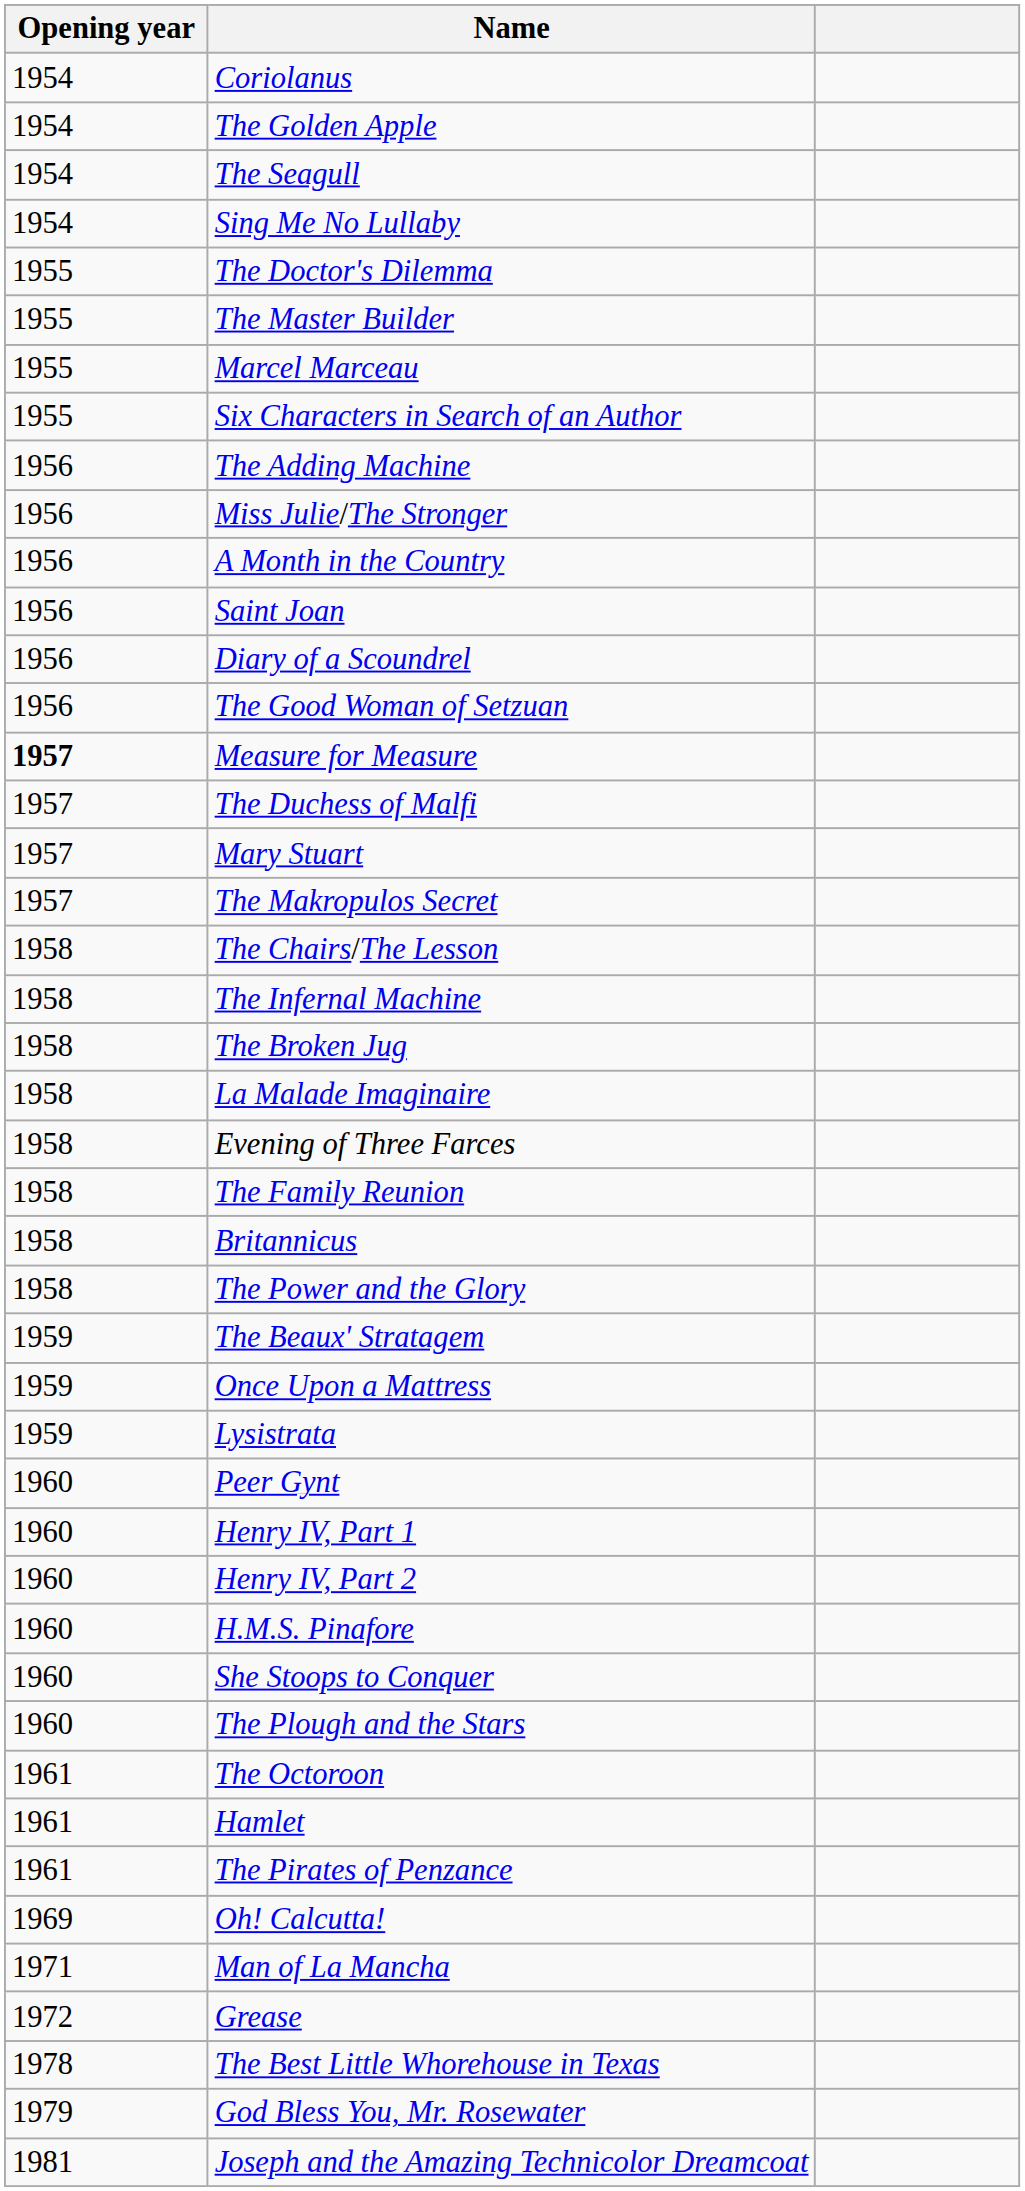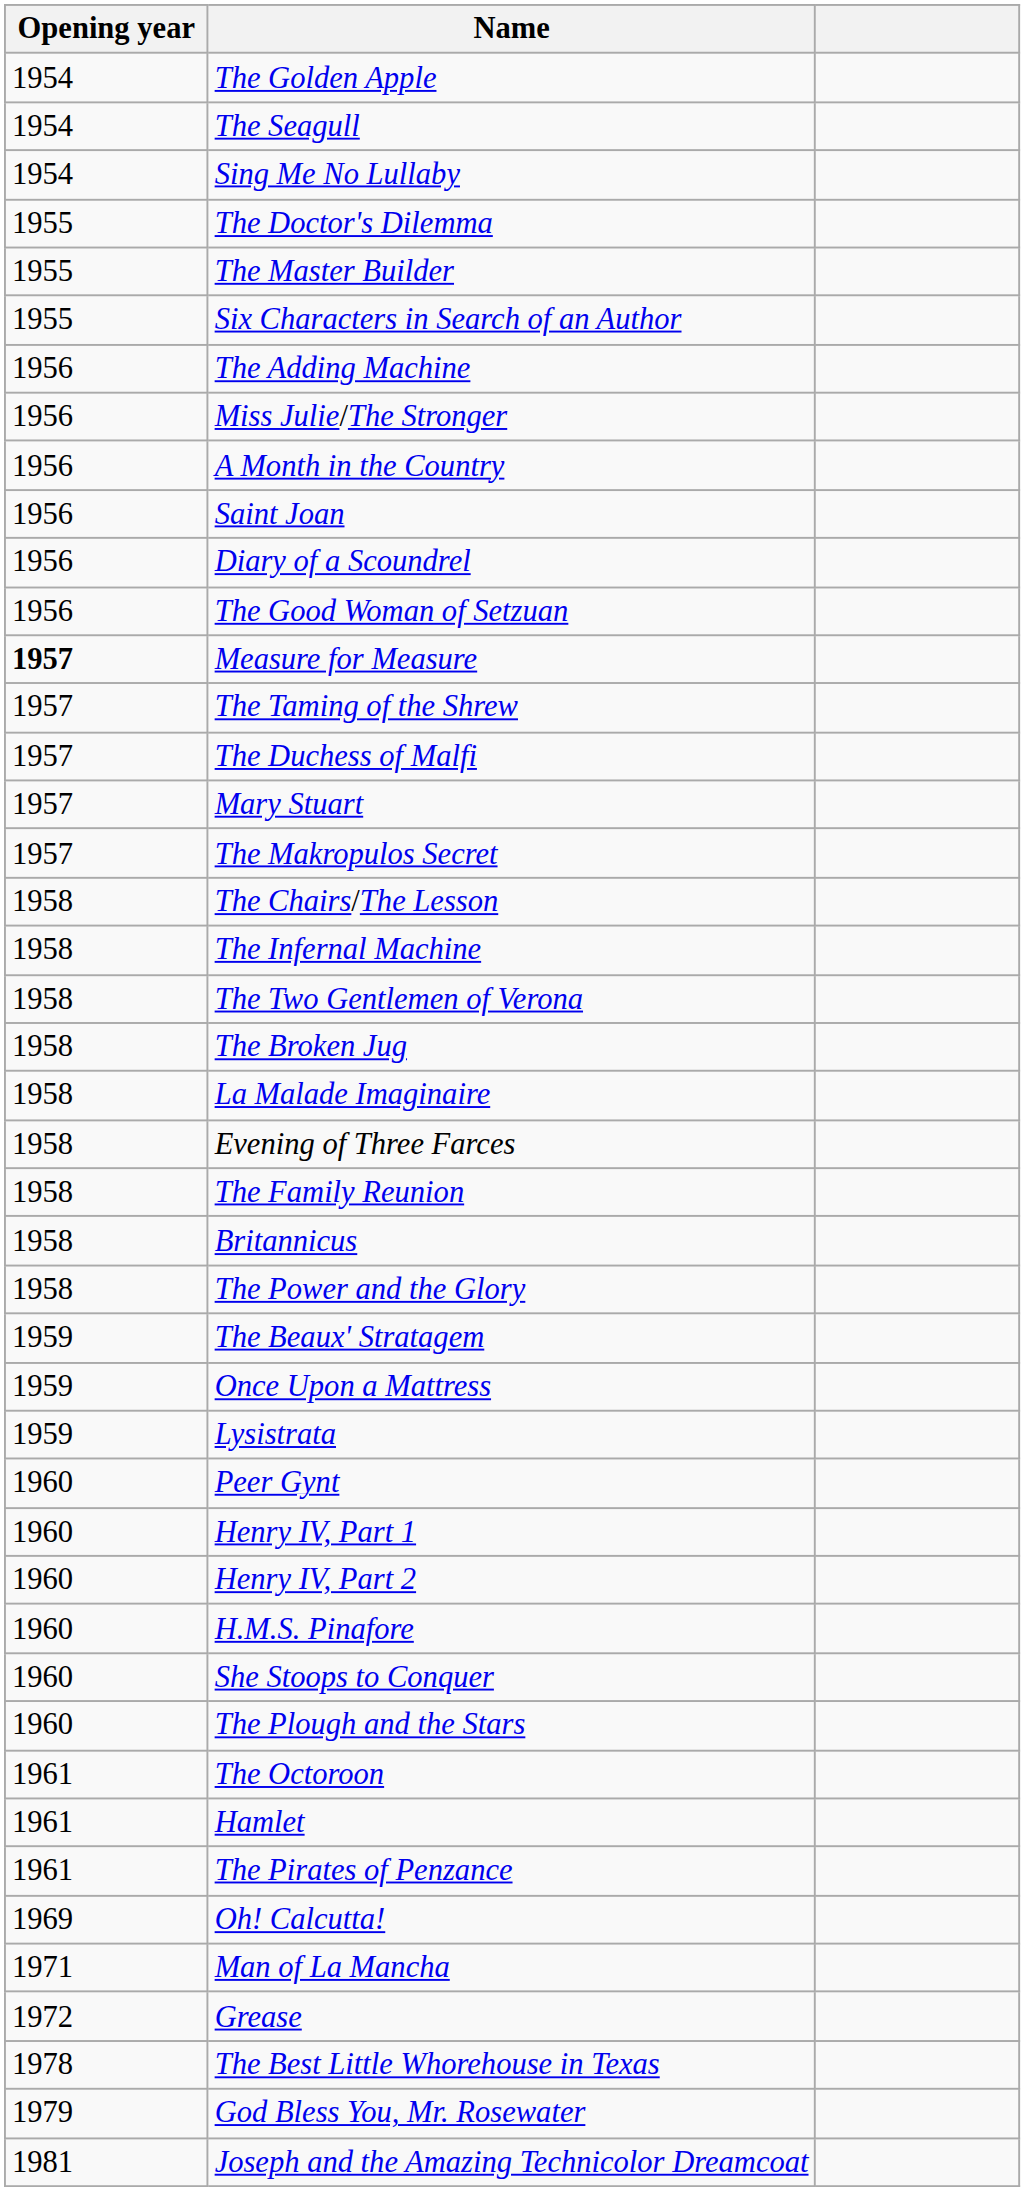- row: (283, 77)
- row: (317, 367)
+ row: (366, 707)
+ row: (399, 998)
